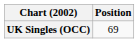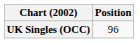(113, 29) 69 -> (113, 29) 96
